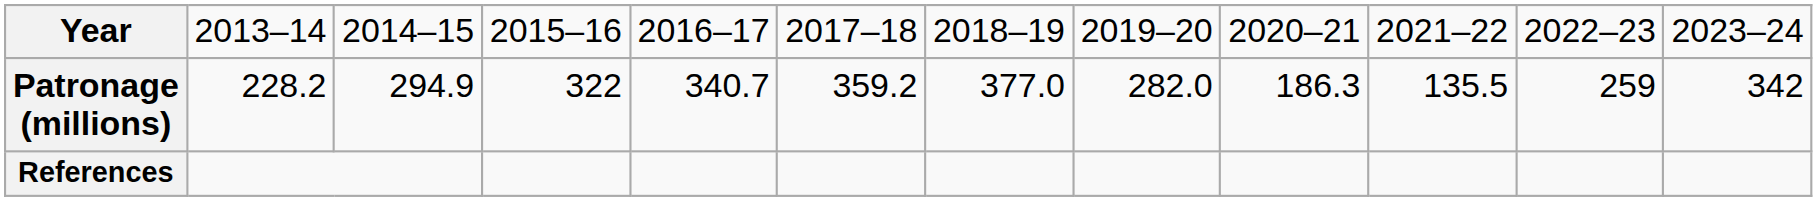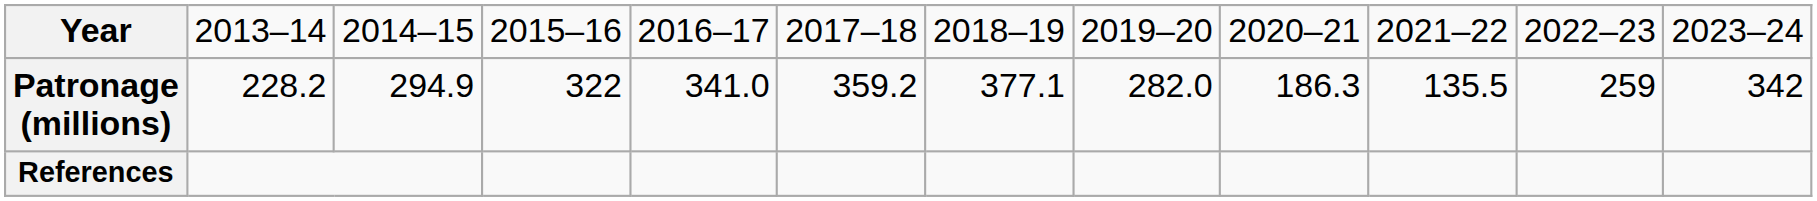(727, 85) 340.7 -> (727, 85) 341.0
(1023, 85) 377.0 -> (1023, 85) 377.1
